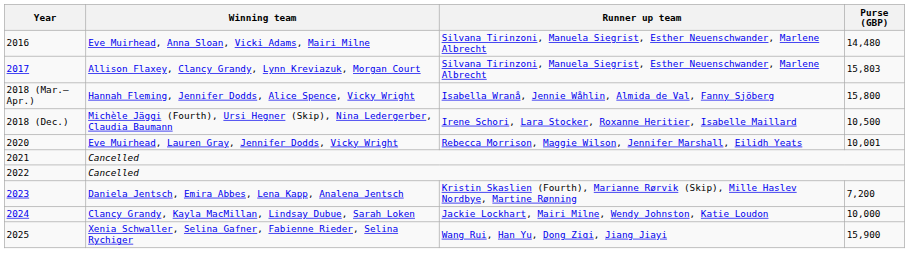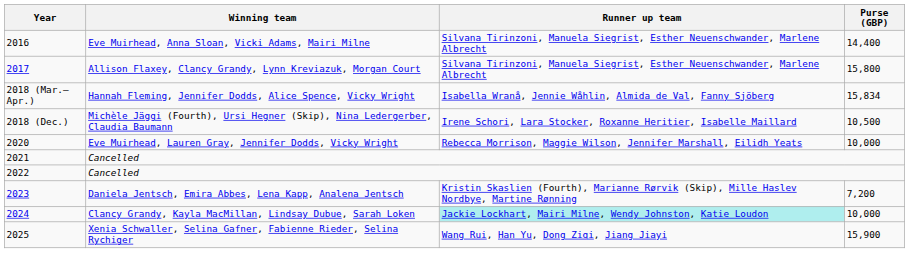(864, 43) 14,480 -> (864, 43) 14,400
(864, 69) 15,803 -> (864, 69) 15,800
(864, 96) 15,800 -> (864, 96) 15,834
(864, 142) 10,001 -> (864, 142) 10,000
(605, 214) no background -> (605, 214) paleturquoise background
